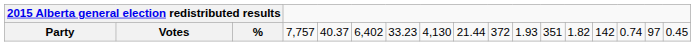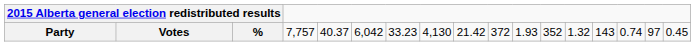(369, 31) 6,402 -> (369, 31) 6,042
(471, 31) 21.44 -> (471, 31) 21.42
(553, 31) 351 -> (553, 31) 352
(579, 31) 1.82 -> (579, 31) 1.32
(605, 31) 142 -> (605, 31) 143
